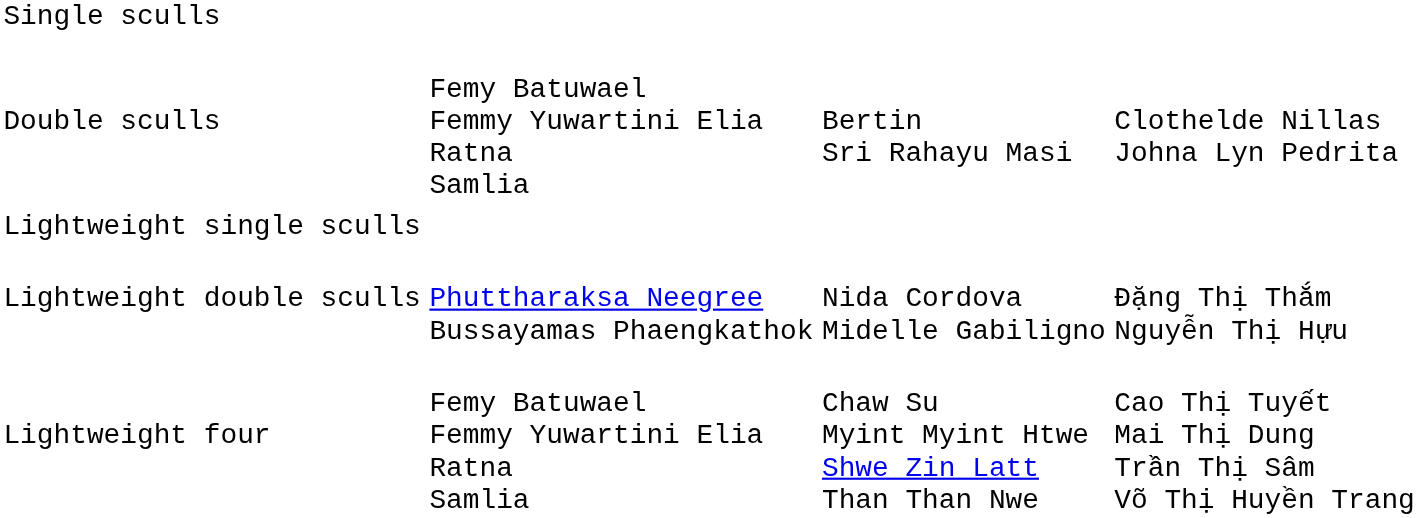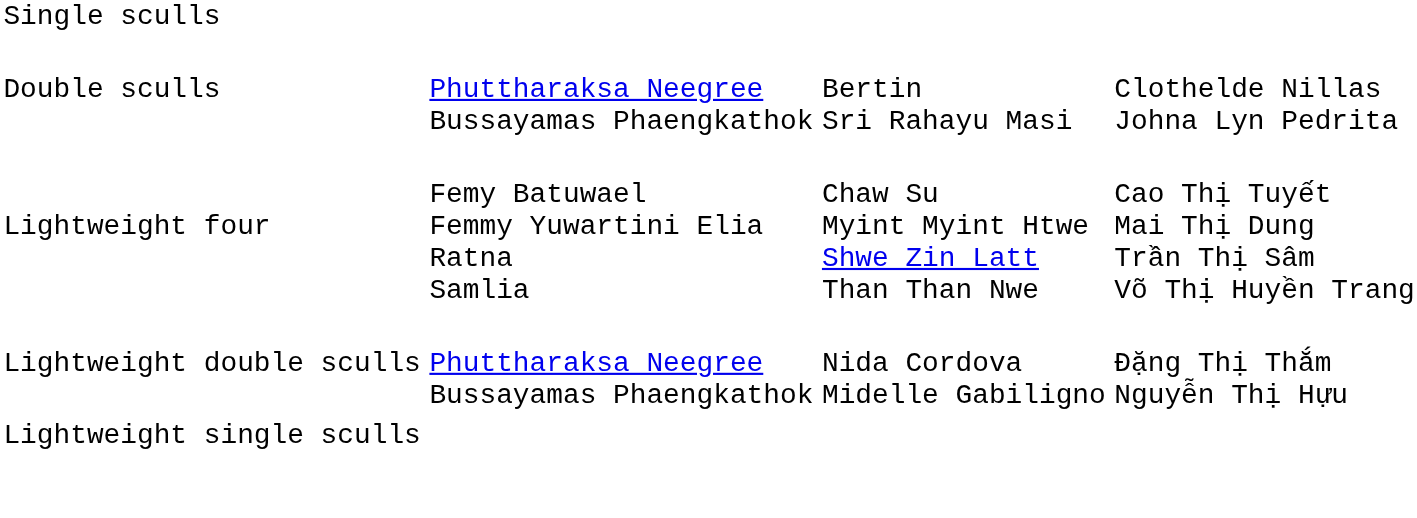(596, 137) Femy Batuwael Femmy Yuwartini Elia Ratna Samlia -> (621, 105) Phuttharaksa Neegree Bussayamas Phaengkathok
rows swapped: (212, 226) <-> (137, 436)
